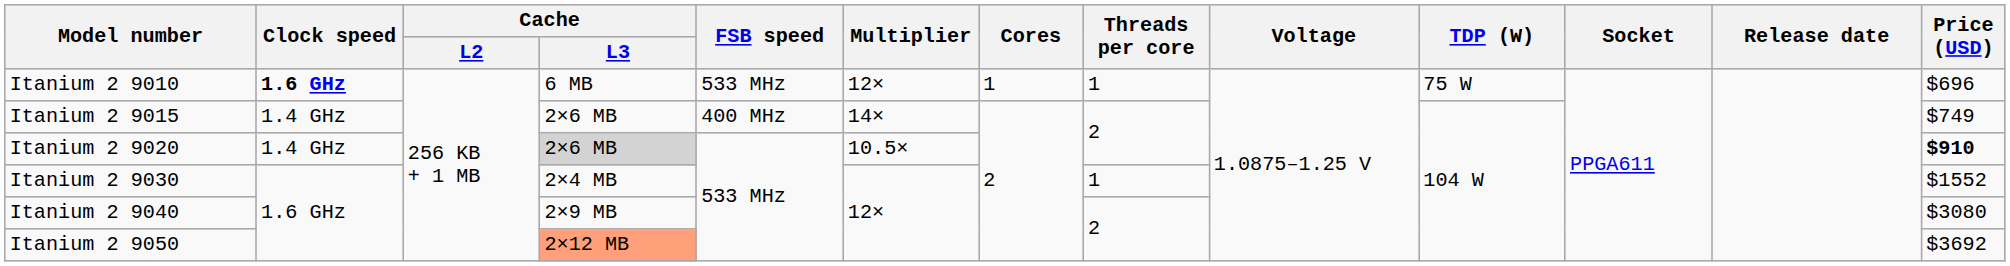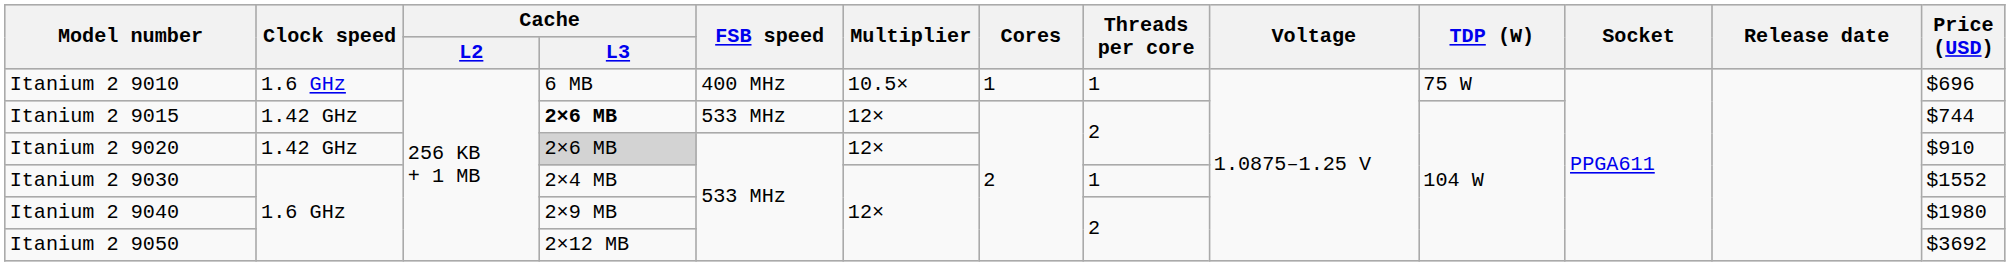(303, 85) bold -> (303, 85) normal
(744, 85) 533 MHz -> (744, 85) 400 MHz
(866, 85) 12× -> (878, 85) 10.5×
(303, 117) 1.4 GHz -> (310, 117) 1.42 GHz
(581, 117) normal -> (581, 117) bold
(744, 117) 400 MHz -> (744, 117) 533 MHz
(866, 117) 14× -> (866, 117) 12×
(1950, 117) $749 -> (1950, 117) $744
(303, 149) 1.4 GHz -> (310, 149) 1.42 GHz
(878, 149) 10.5× -> (866, 149) 12×
(1950, 149) bold -> (1950, 149) normal
(1957, 213) $3080 -> (1957, 213) $1980
(587, 245) lightsalmon background -> (587, 245) no background
